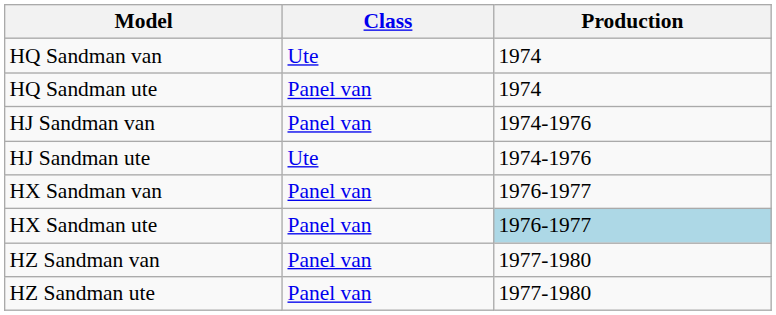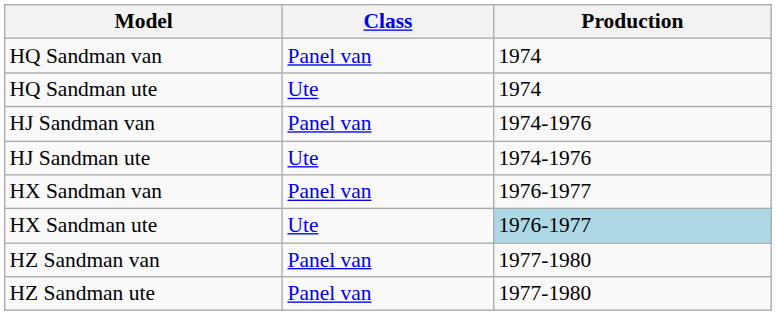(303, 55) Ute -> (329, 55) Panel van
(329, 89) Panel van -> (303, 89) Ute
(329, 225) Panel van -> (303, 225) Ute
